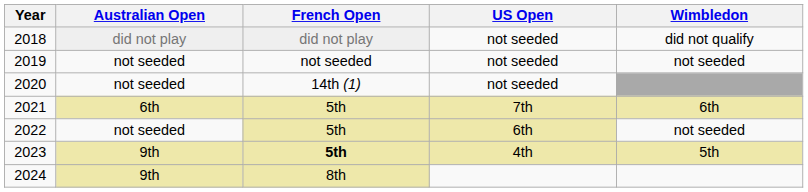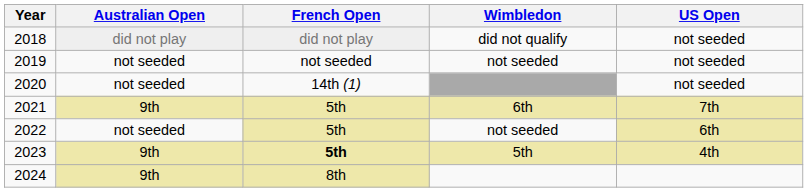columns swapped: (709, 15) <-> (523, 15)
(149, 107) 6th -> (149, 107) 9th
